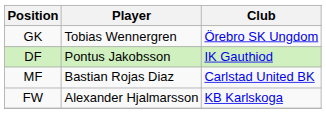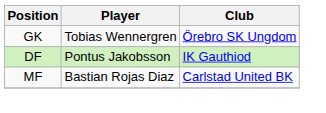- row: (33, 97)
